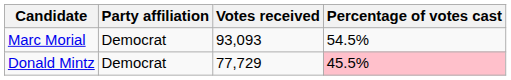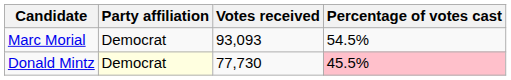(134, 63) no background -> (134, 63) lightyellow background
(239, 63) 77,729 -> (239, 63) 77,730
